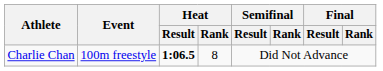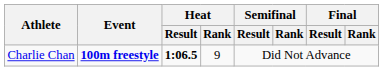(118, 56) normal -> (120, 56) bold
(215, 56) 8 -> (217, 56) 9
